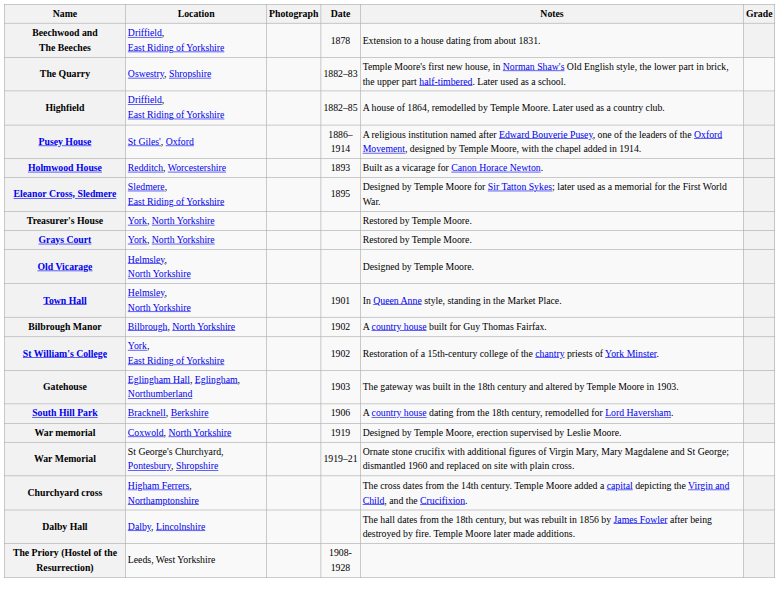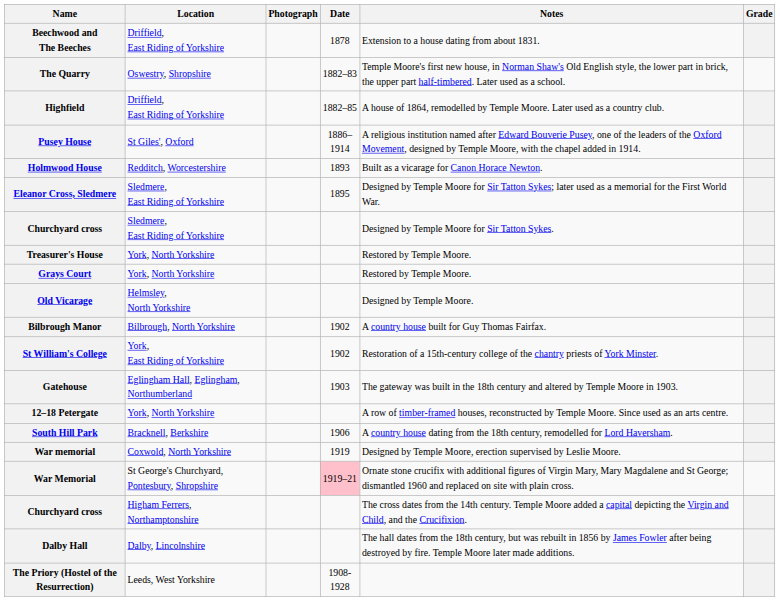+ row: (65, 228)
- row: (65, 300)
+ row: (65, 413)
(340, 459) no background -> (340, 478) pink background
